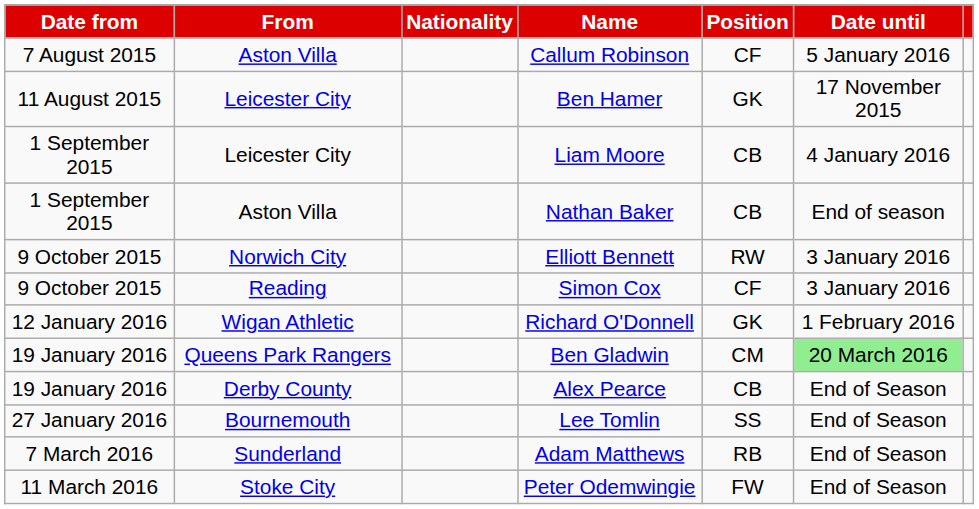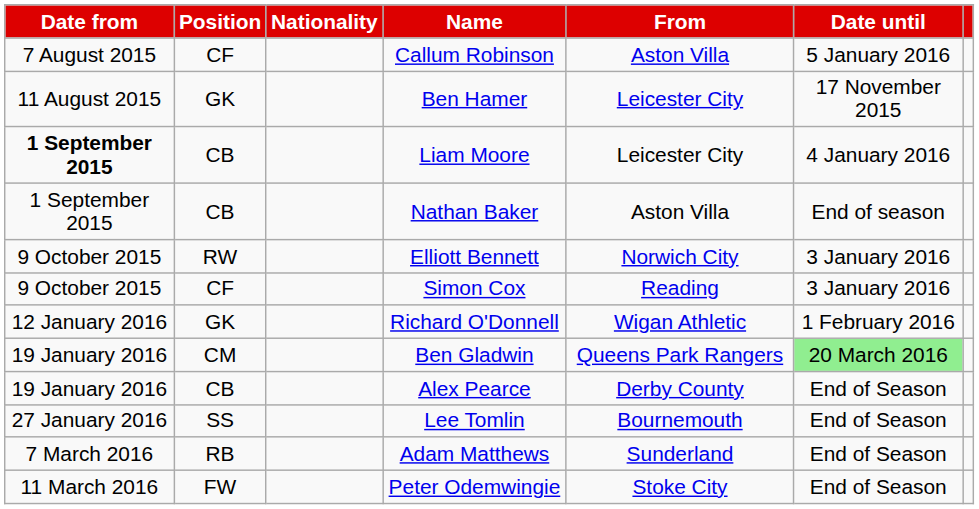columns swapped: (748, 22) <-> (288, 22)
(89, 155) normal -> (89, 155) bold
